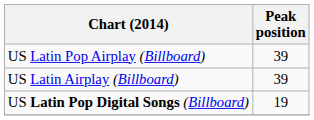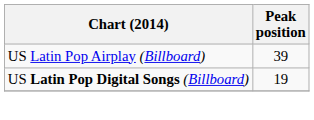- row: (93, 79)
